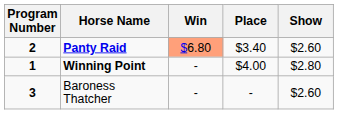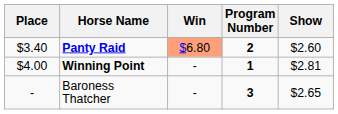columns swapped: (32, 21) <-> (251, 21)
(306, 67) $2.80 -> (306, 67) $2.81
(306, 93) $2.60 -> (306, 93) $2.65
